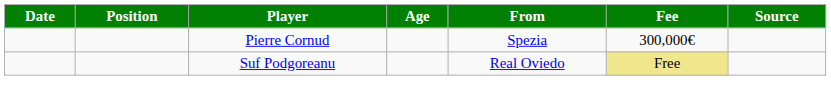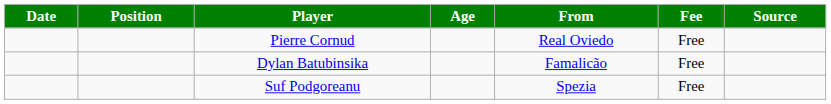(527, 39) Spezia -> (576, 39) Real Oviedo
(667, 39) 300,000€ -> (691, 39) Free
+ row: (313, 63)
(527, 63) Real Oviedo -> (576, 87) Spezia
(667, 63) khaki background -> (691, 87) no background
